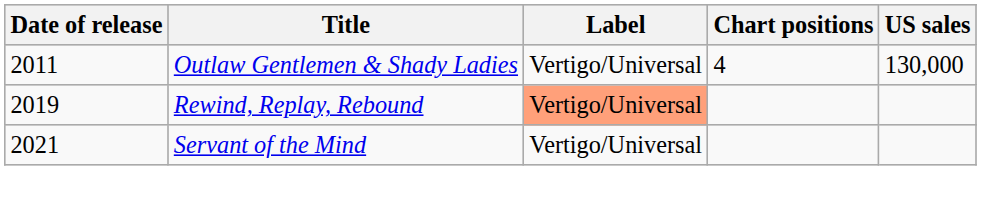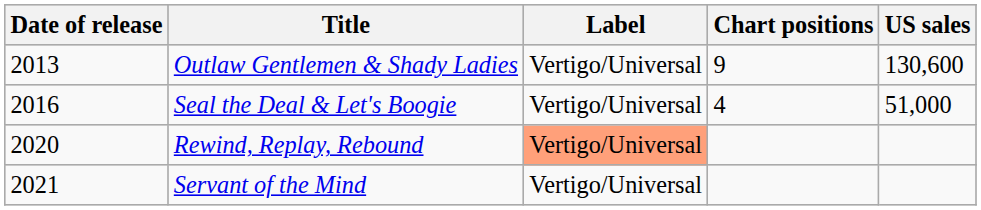(34, 64) 2011 -> (35, 64) 2013
(719, 64) 4 -> (719, 64) 9
(924, 64) 130,000 -> (924, 64) 130,600
+ row: (315, 104)
(35, 104) 2019 -> (35, 145) 2020
